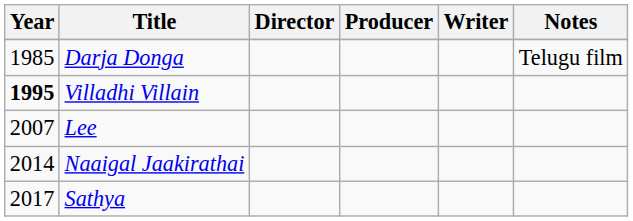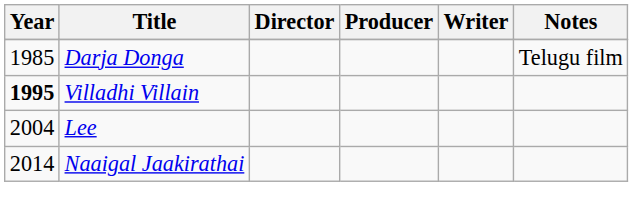(32, 127) 2007 -> (32, 127) 2004
- row: (95, 198)
